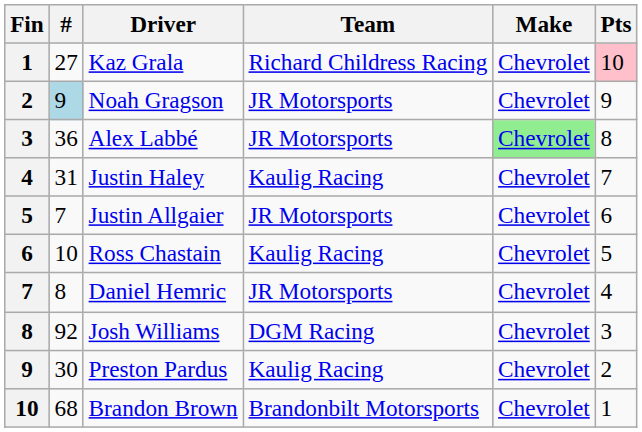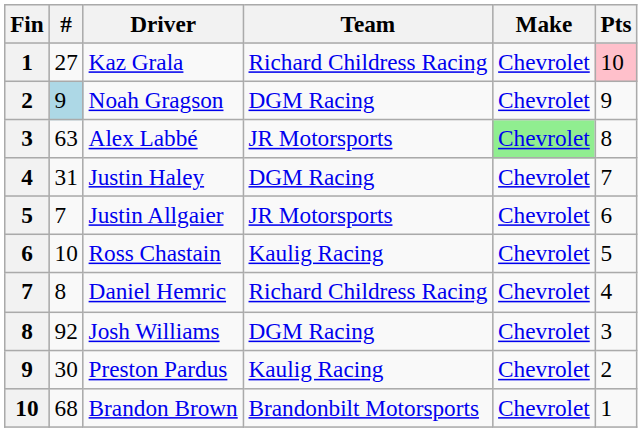(320, 100) JR Motorsports -> (311, 100) DGM Racing
(66, 138) 36 -> (66, 138) 63
(316, 177) Kaulig Racing -> (311, 177) DGM Racing
(320, 292) JR Motorsports -> (368, 292) Richard Childress Racing
